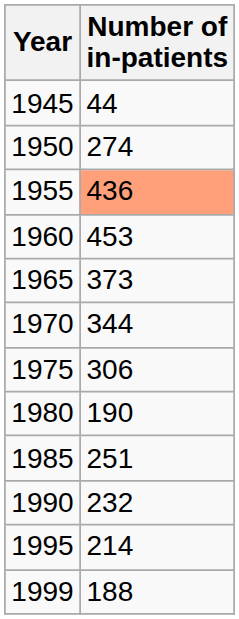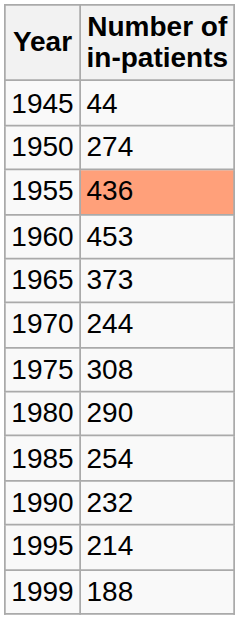(110, 324) 344 -> (110, 324) 244
(110, 369) 306 -> (110, 369) 308
(110, 413) 190 -> (110, 413) 290
(110, 457) 251 -> (110, 457) 254
